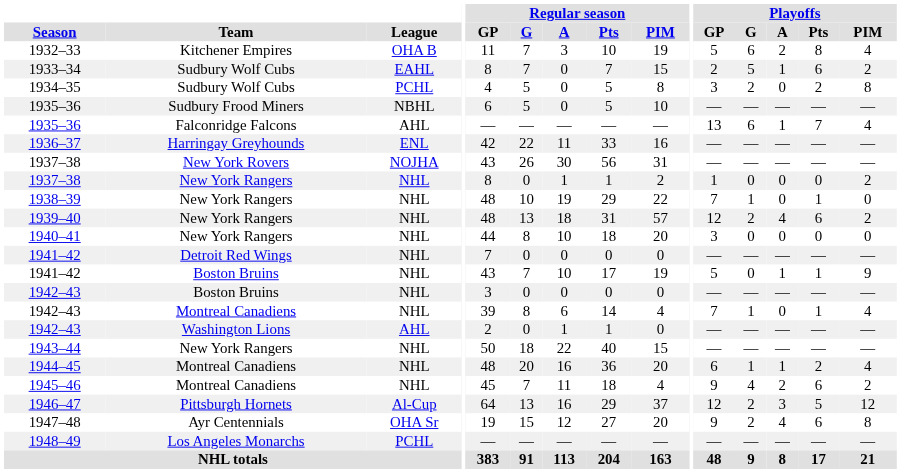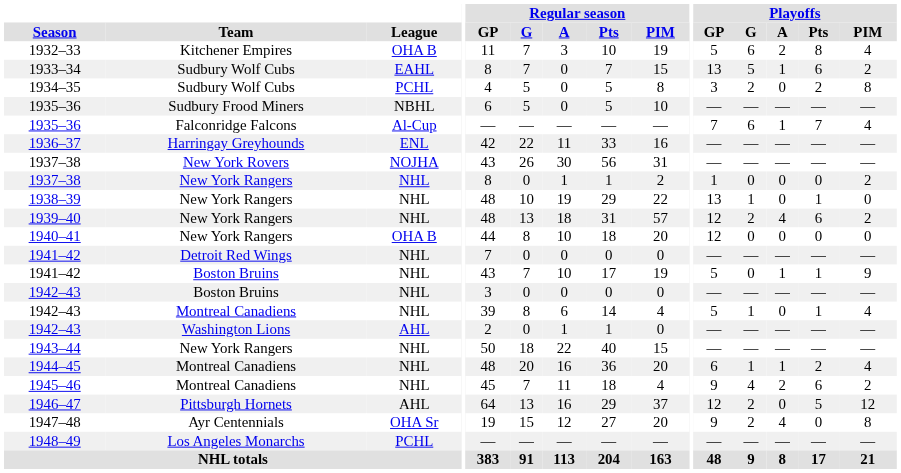(714, 69) 2 -> (714, 69) 13
(414, 124) AHL -> (414, 124) Al-Cup
(714, 124) 13 -> (714, 124) 7
(714, 199) 7 -> (714, 199) 13
(414, 236) NHL -> (414, 236) OHA B
(714, 236) 3 -> (714, 236) 12
(714, 310) 7 -> (714, 310) 5
(414, 403) Al-Cup -> (414, 403) AHL
(782, 403) 3 -> (782, 403) 0
(818, 422) 6 -> (818, 422) 0
